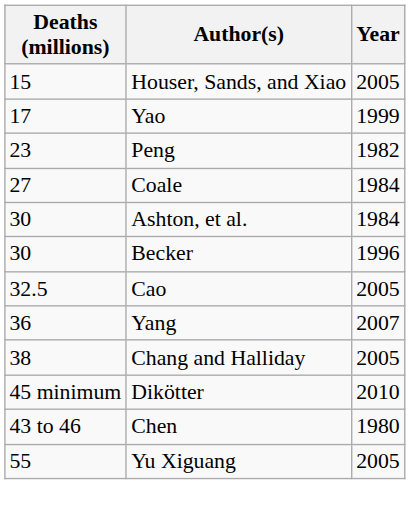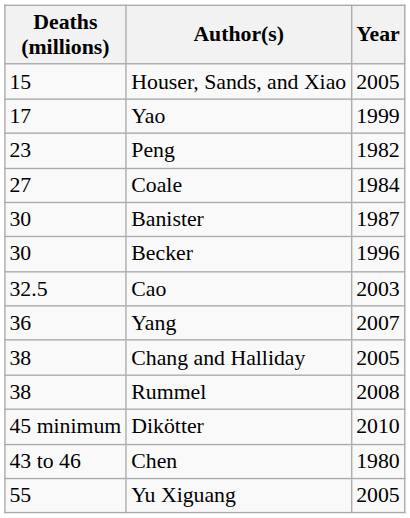- row: (189, 219)
+ row: (168, 219)
(378, 288) 2005 -> (378, 288) 2003
+ row: (169, 391)
